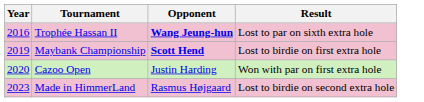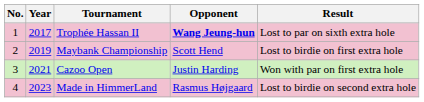+ column: (15, 13)
(18, 32) 2016 -> (40, 32) 2017
(177, 51) bold -> (198, 51) normal
(18, 69) 2020 -> (40, 69) 2021
